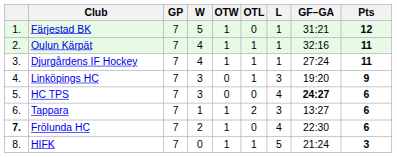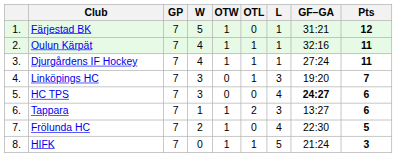(366, 78) 9 -> (366, 78) 7
(16, 128) bold -> (16, 128) normal
(366, 128) 6 -> (366, 128) 5
